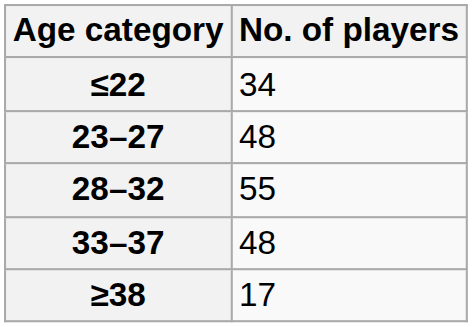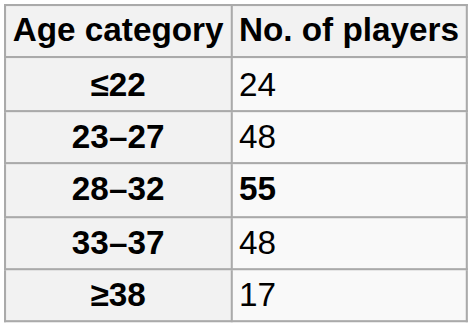(257, 83) 34 -> (257, 83) 24
(257, 189) normal -> (257, 189) bold
